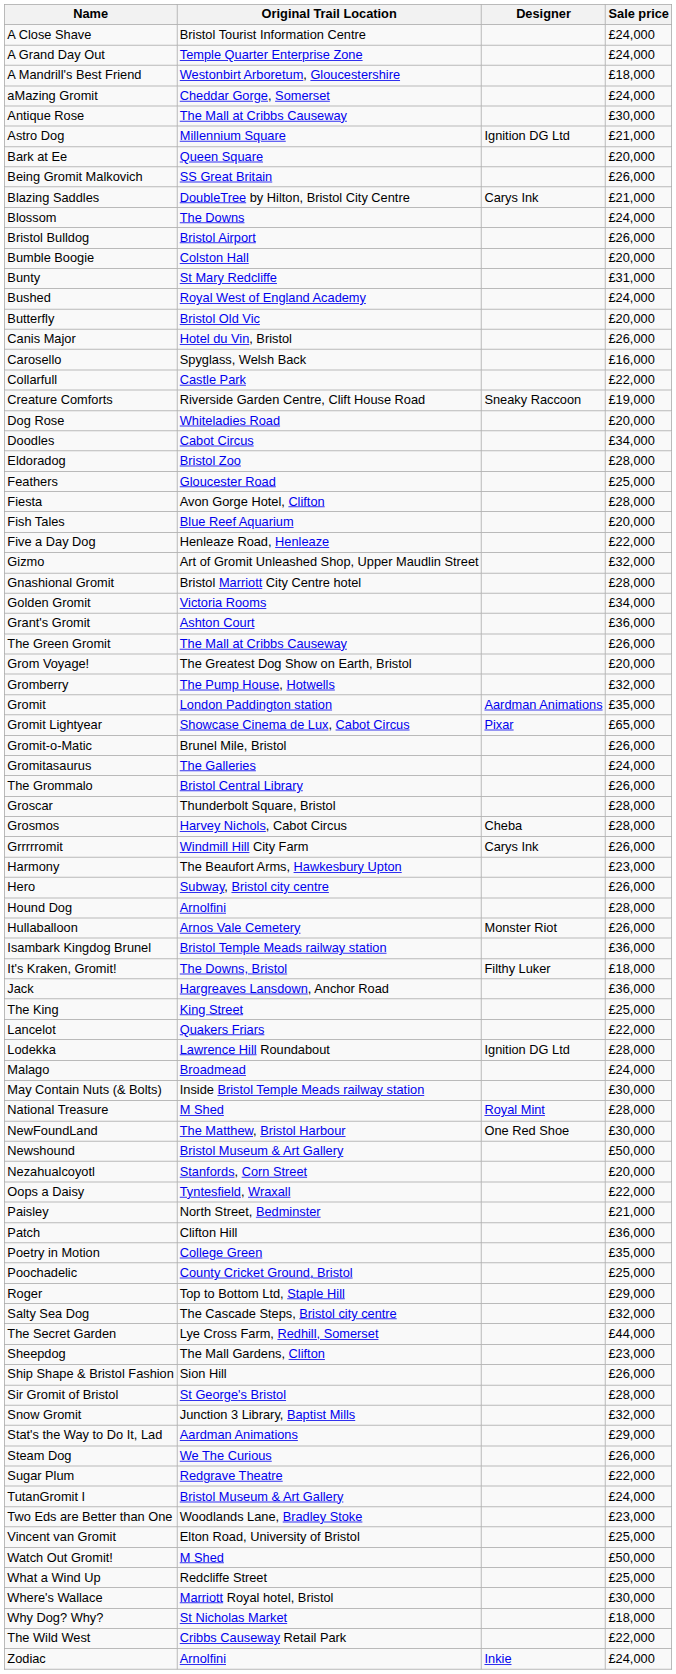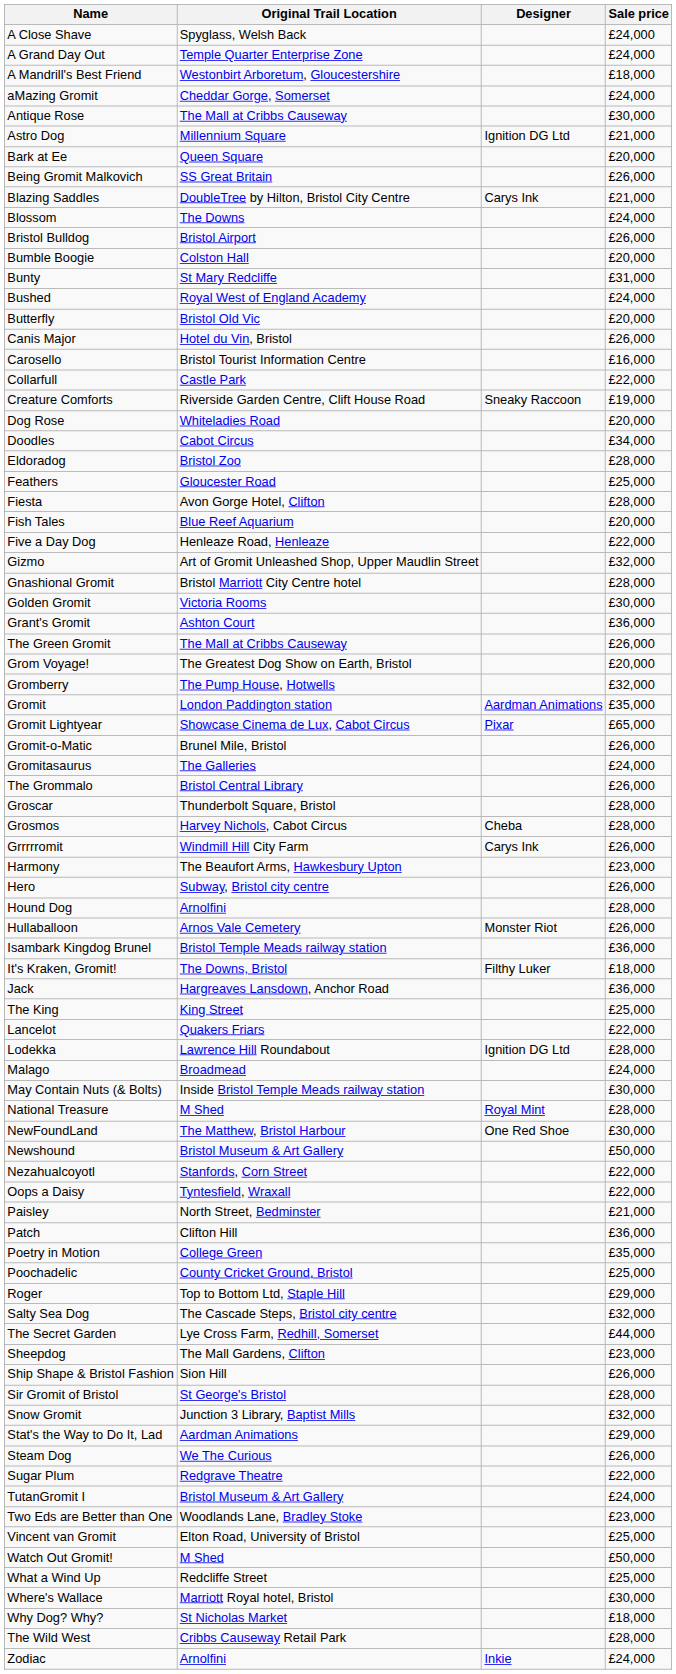(273, 34) Bristol Tourist Information Centre -> (243, 34) Spyglass, Welsh Back
(243, 359) Spyglass, Welsh Back -> (273, 359) Bristol Tourist Information Centre
(632, 603) £34,000 -> (632, 603) £30,000
(632, 1171) £20,000 -> (632, 1171) £22,000
(632, 1638) £22,000 -> (632, 1638) £28,000
